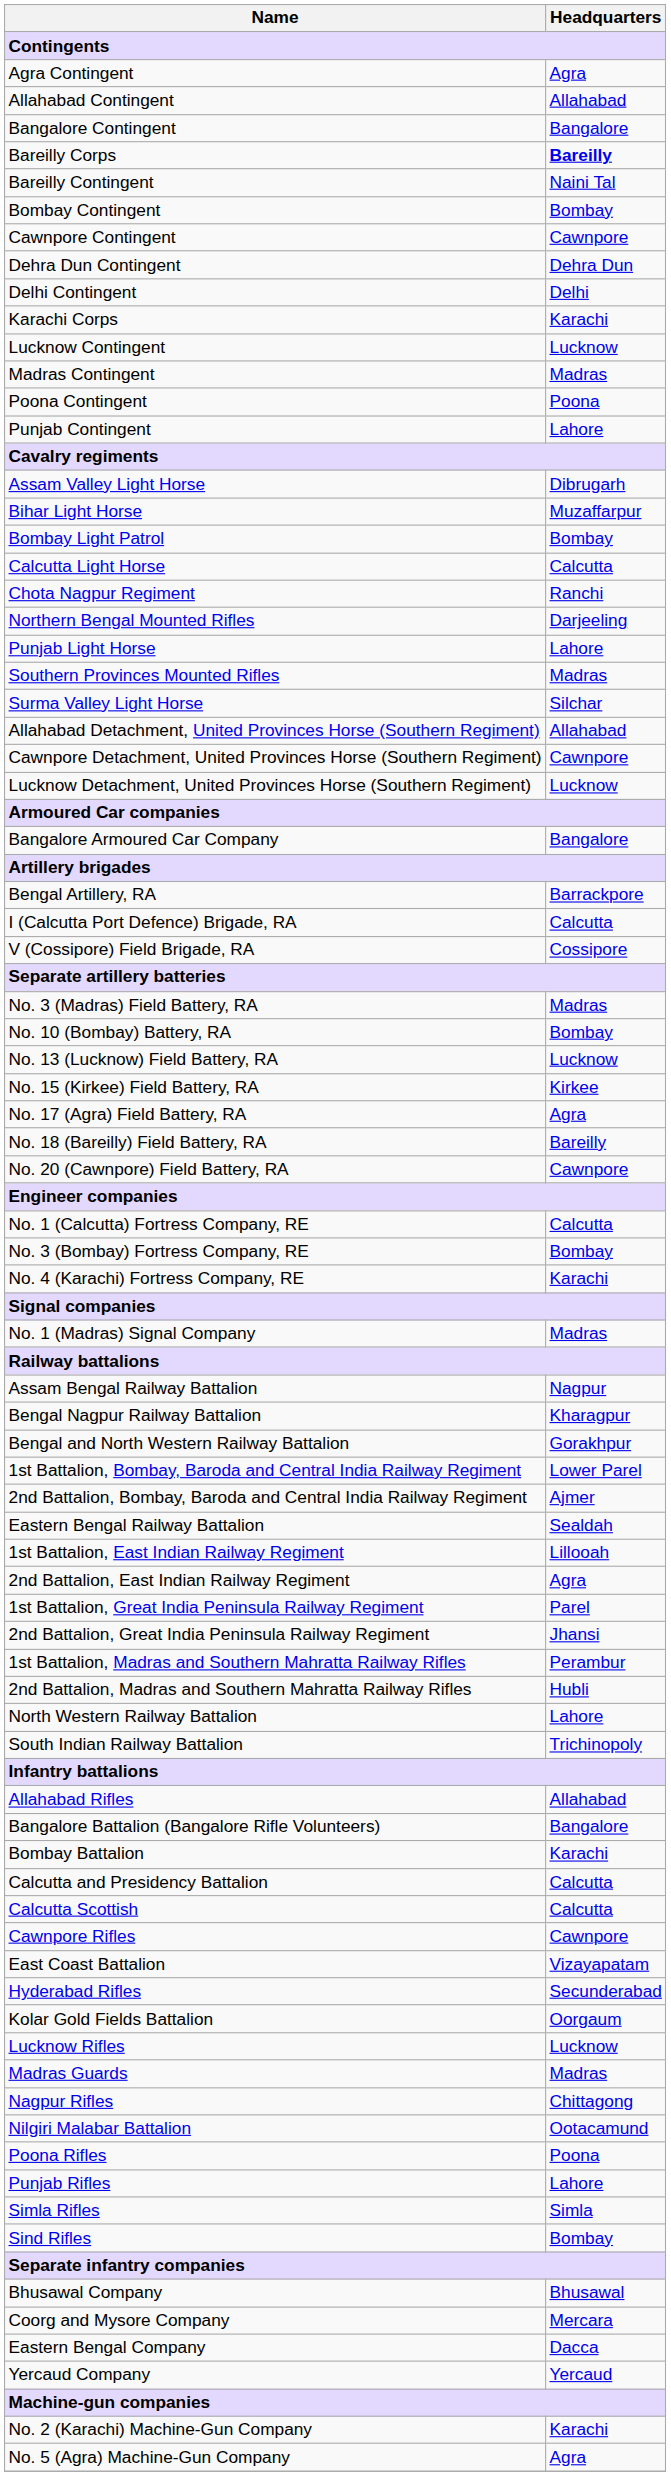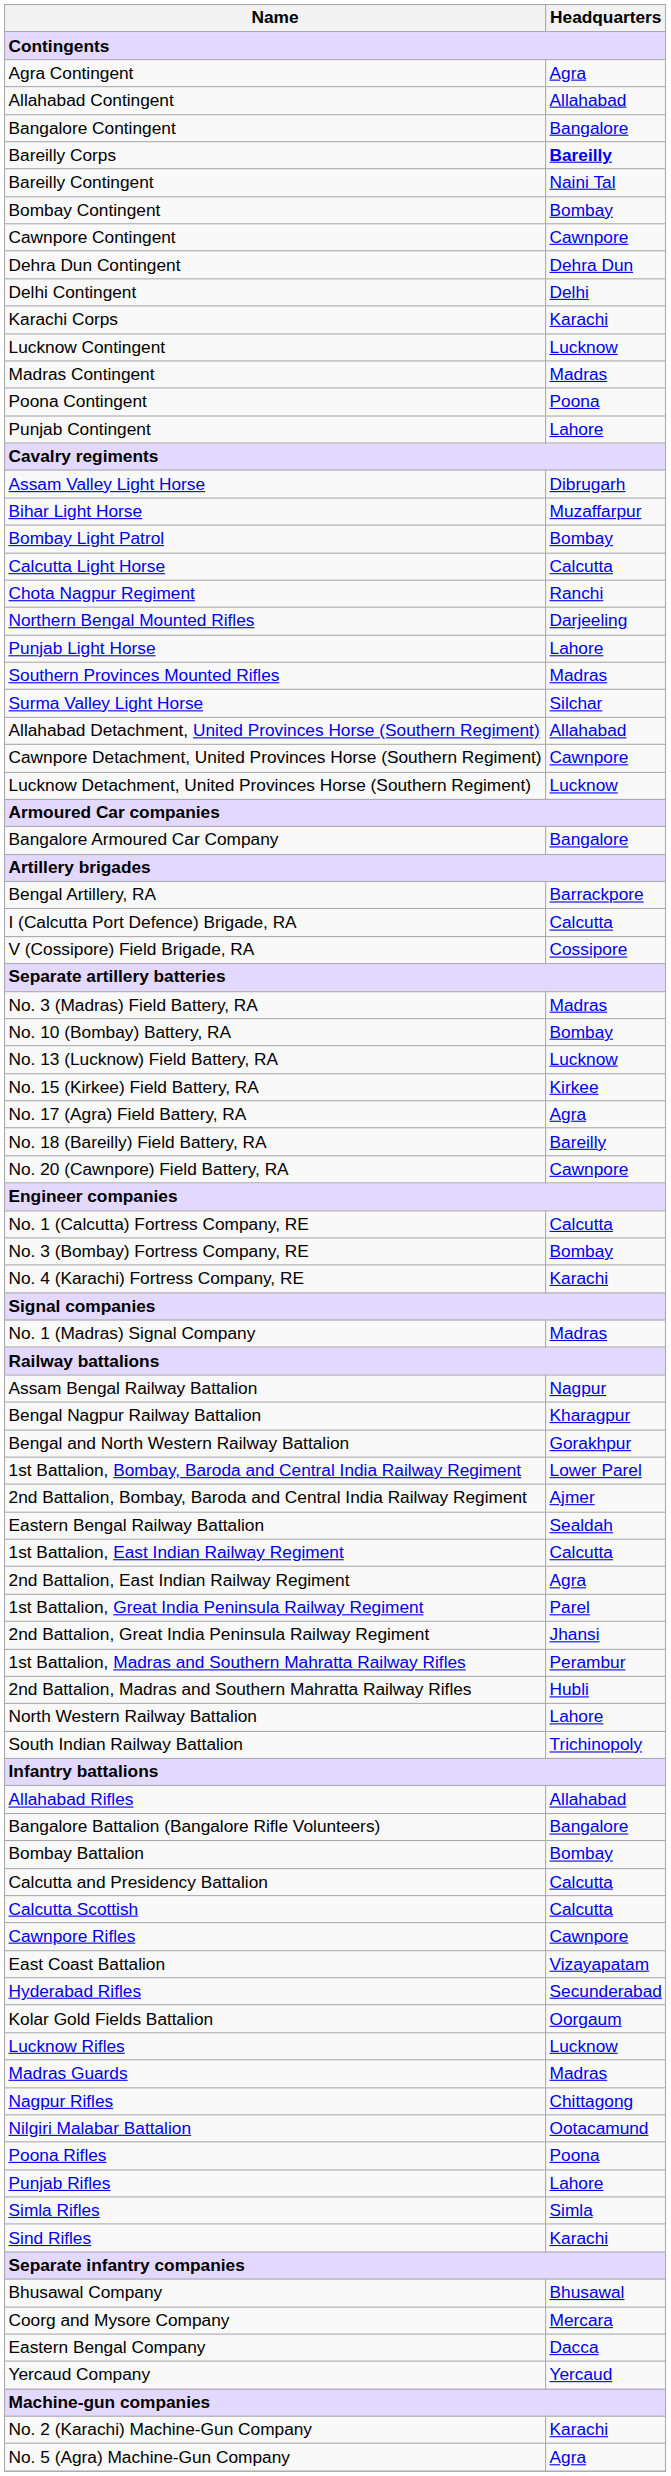(579, 1552) Lillooah -> (581, 1552) Calcutta
(579, 1854) Karachi -> (581, 1854) Bombay
(581, 2238) Bombay -> (579, 2238) Karachi
